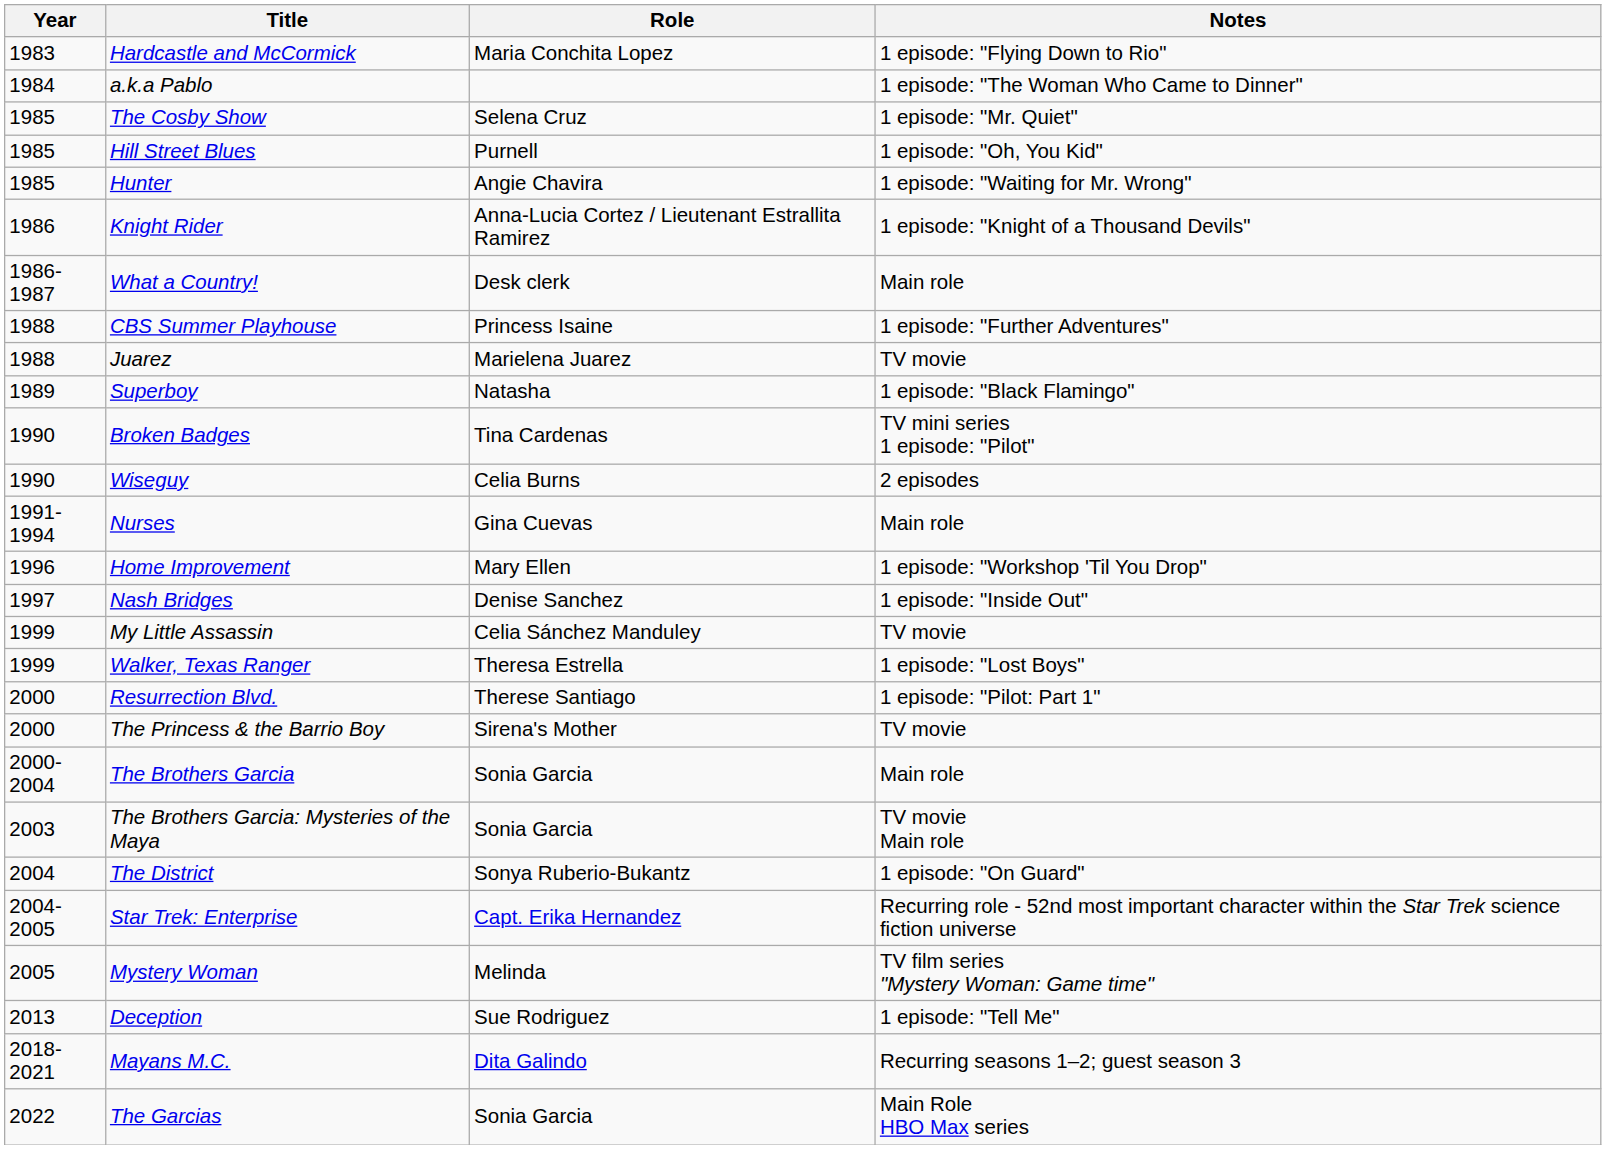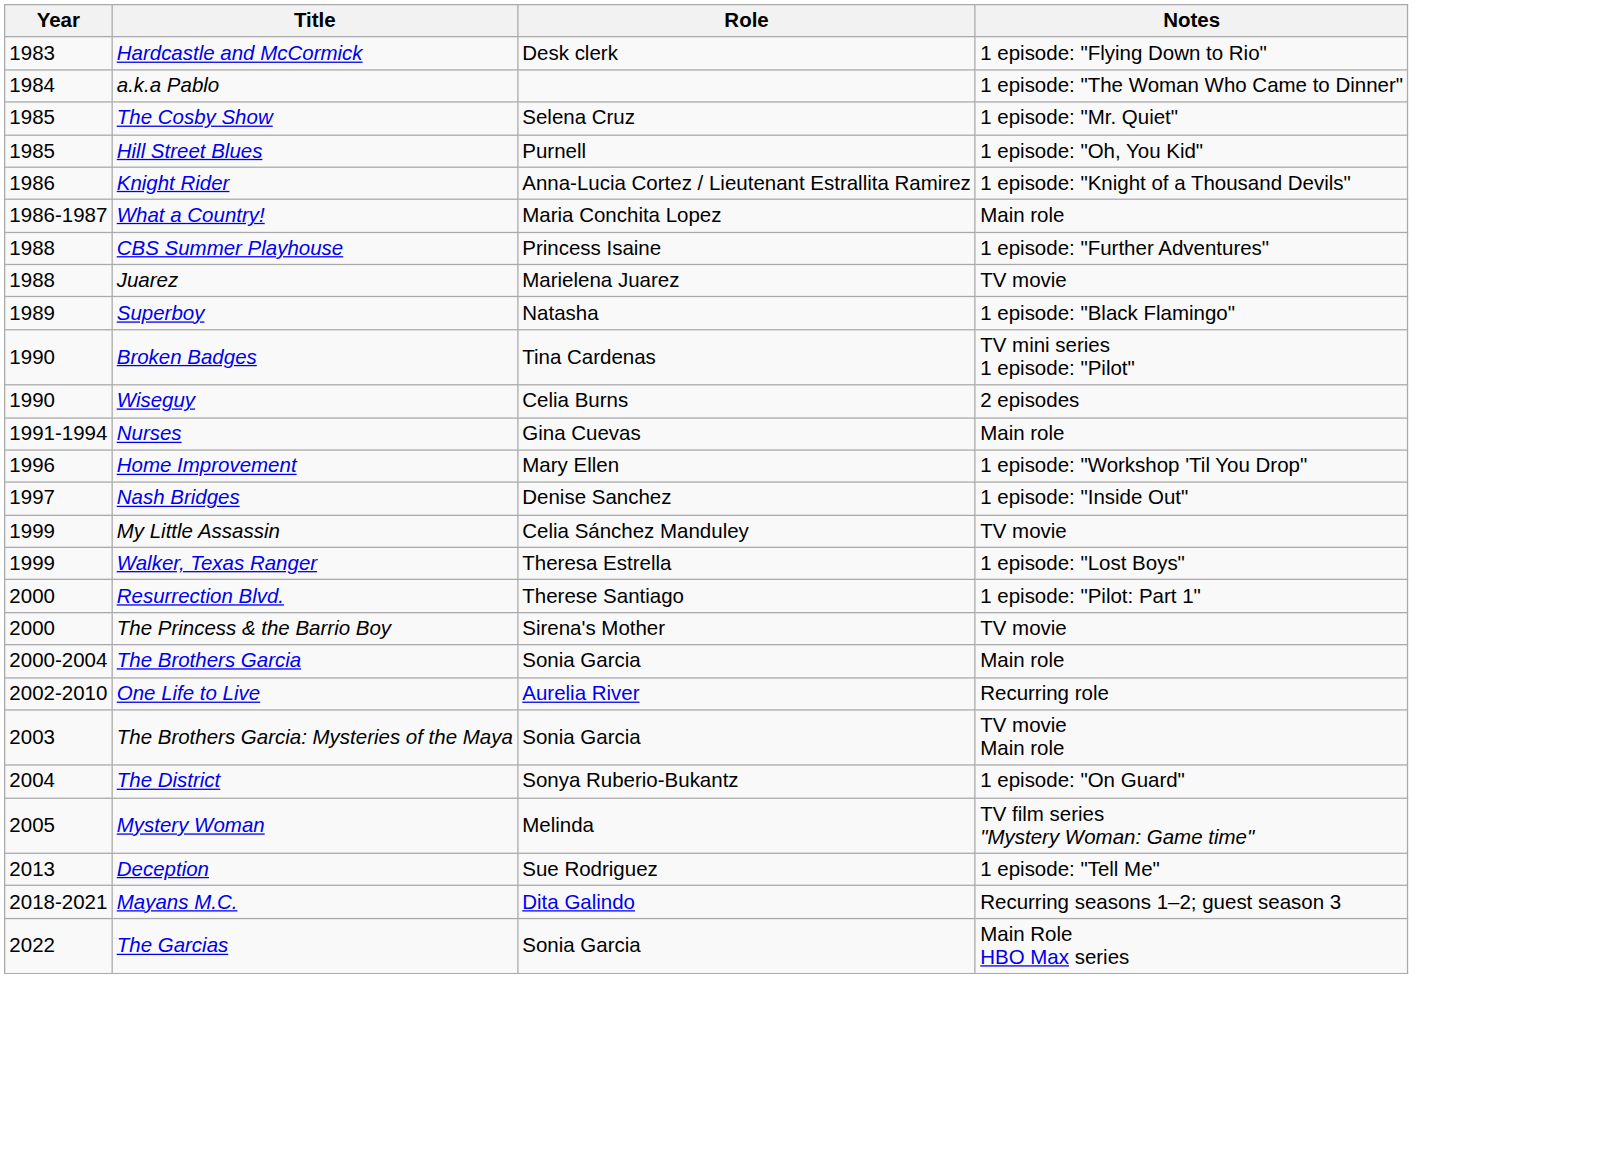(574, 53) Maria Conchita Lopez -> (570, 53) Desk clerk
- row: (141, 183)
(522, 282) Desk clerk -> (622, 215) Maria Conchita Lopez
+ row: (188, 693)
- row: (204, 917)
